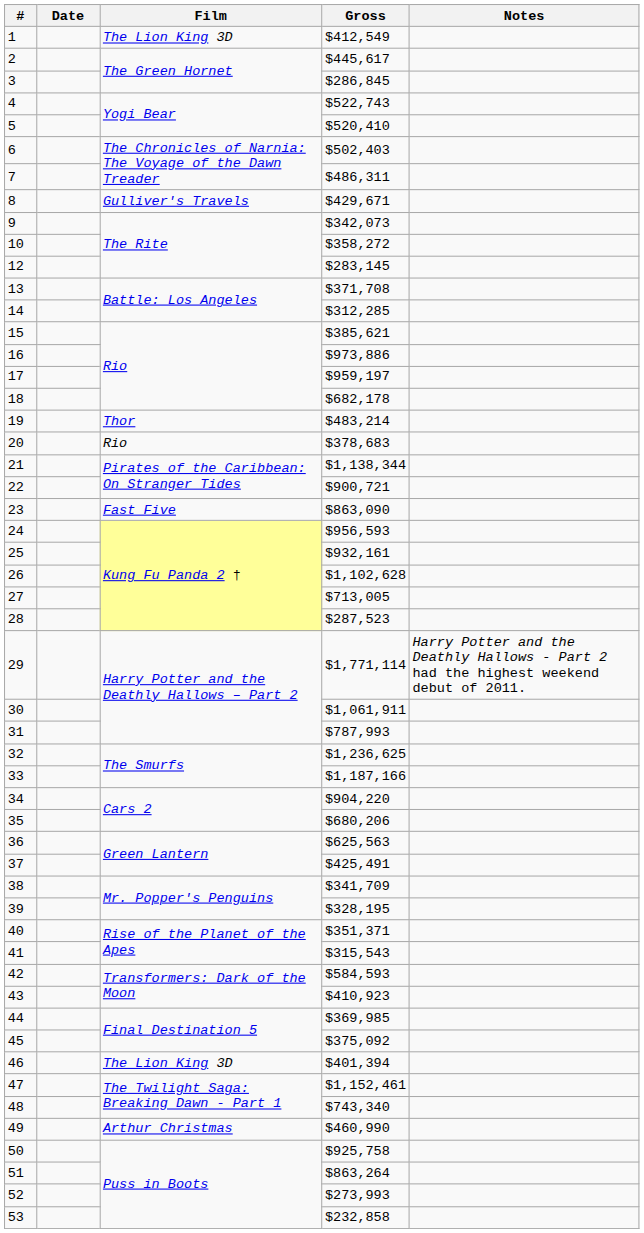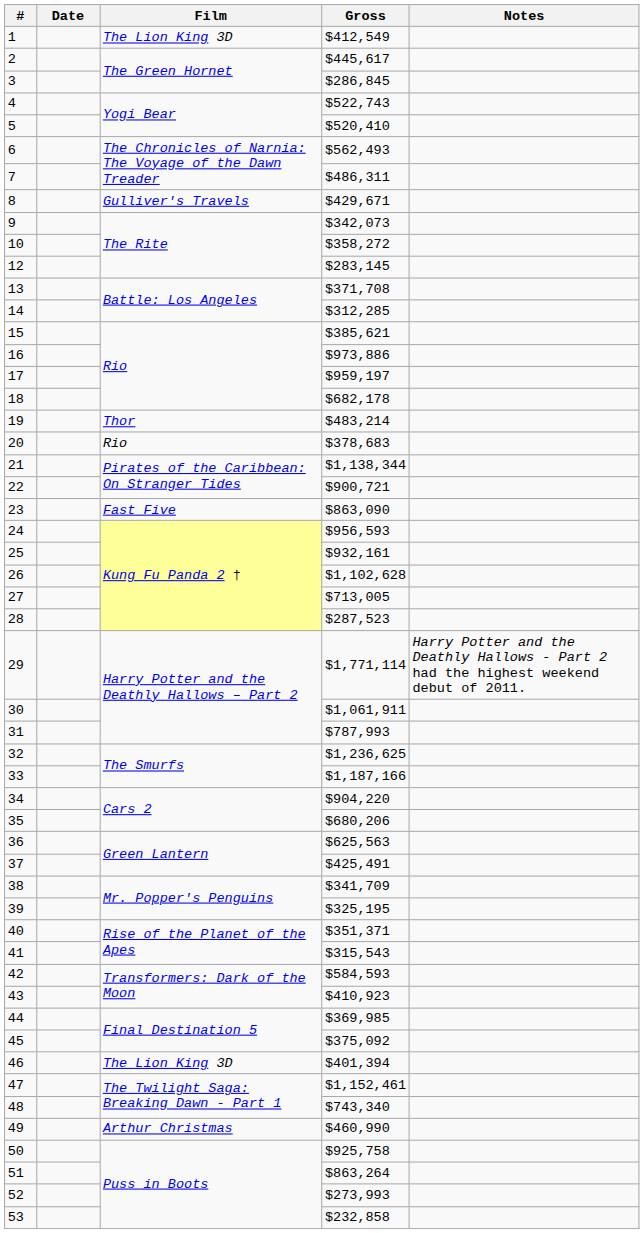(357, 150) $502,403 -> (357, 150) $562,493
(357, 909) $328,195 -> (357, 909) $325,195
